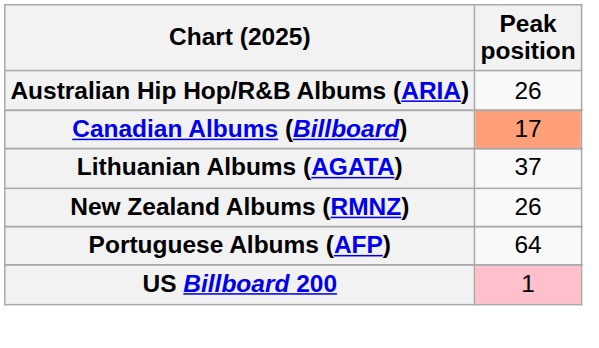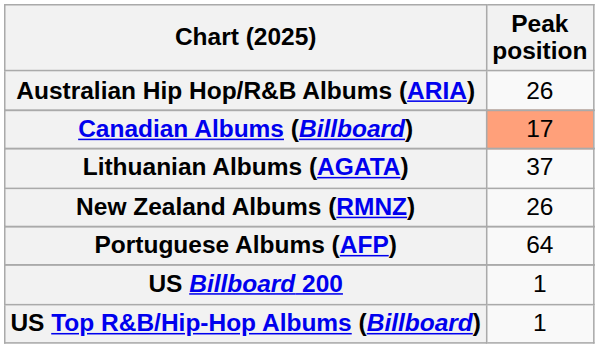(528, 284) pink background -> (540, 284) no background
+ row: (246, 323)
